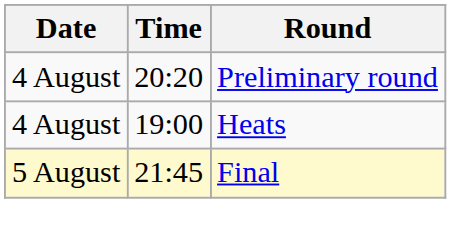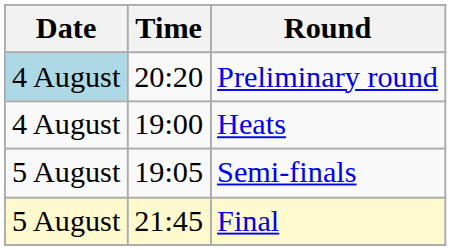(66, 76) no background -> (66, 76) lightblue background
+ row: (287, 172)
